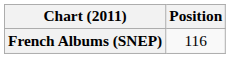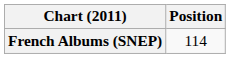(196, 41) 116 -> (196, 41) 114
